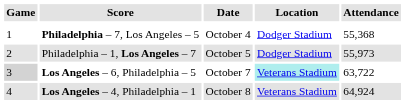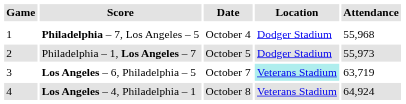(359, 34) 55,368 -> (359, 34) 55,968
(9, 72) lightgrey background -> (9, 72) no background
(359, 72) 63,722 -> (359, 72) 63,719
